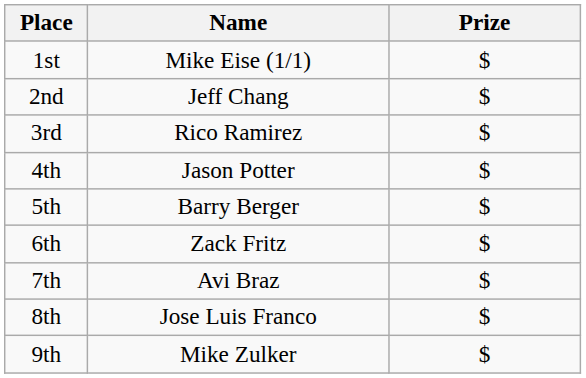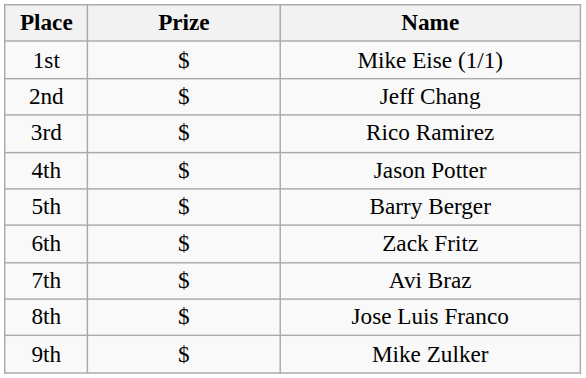columns swapped: (238, 22) <-> (485, 22)
